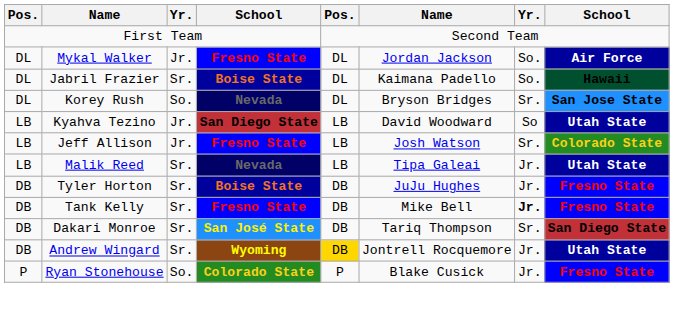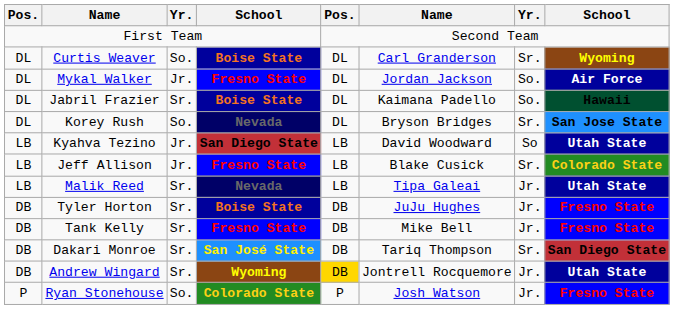+ row: (105, 58)
(437, 144) Josh Watson -> (437, 165) Blake Cusick
(530, 208) bold -> (530, 229) normal
(437, 272) Blake Cusick -> (437, 293) Josh Watson
